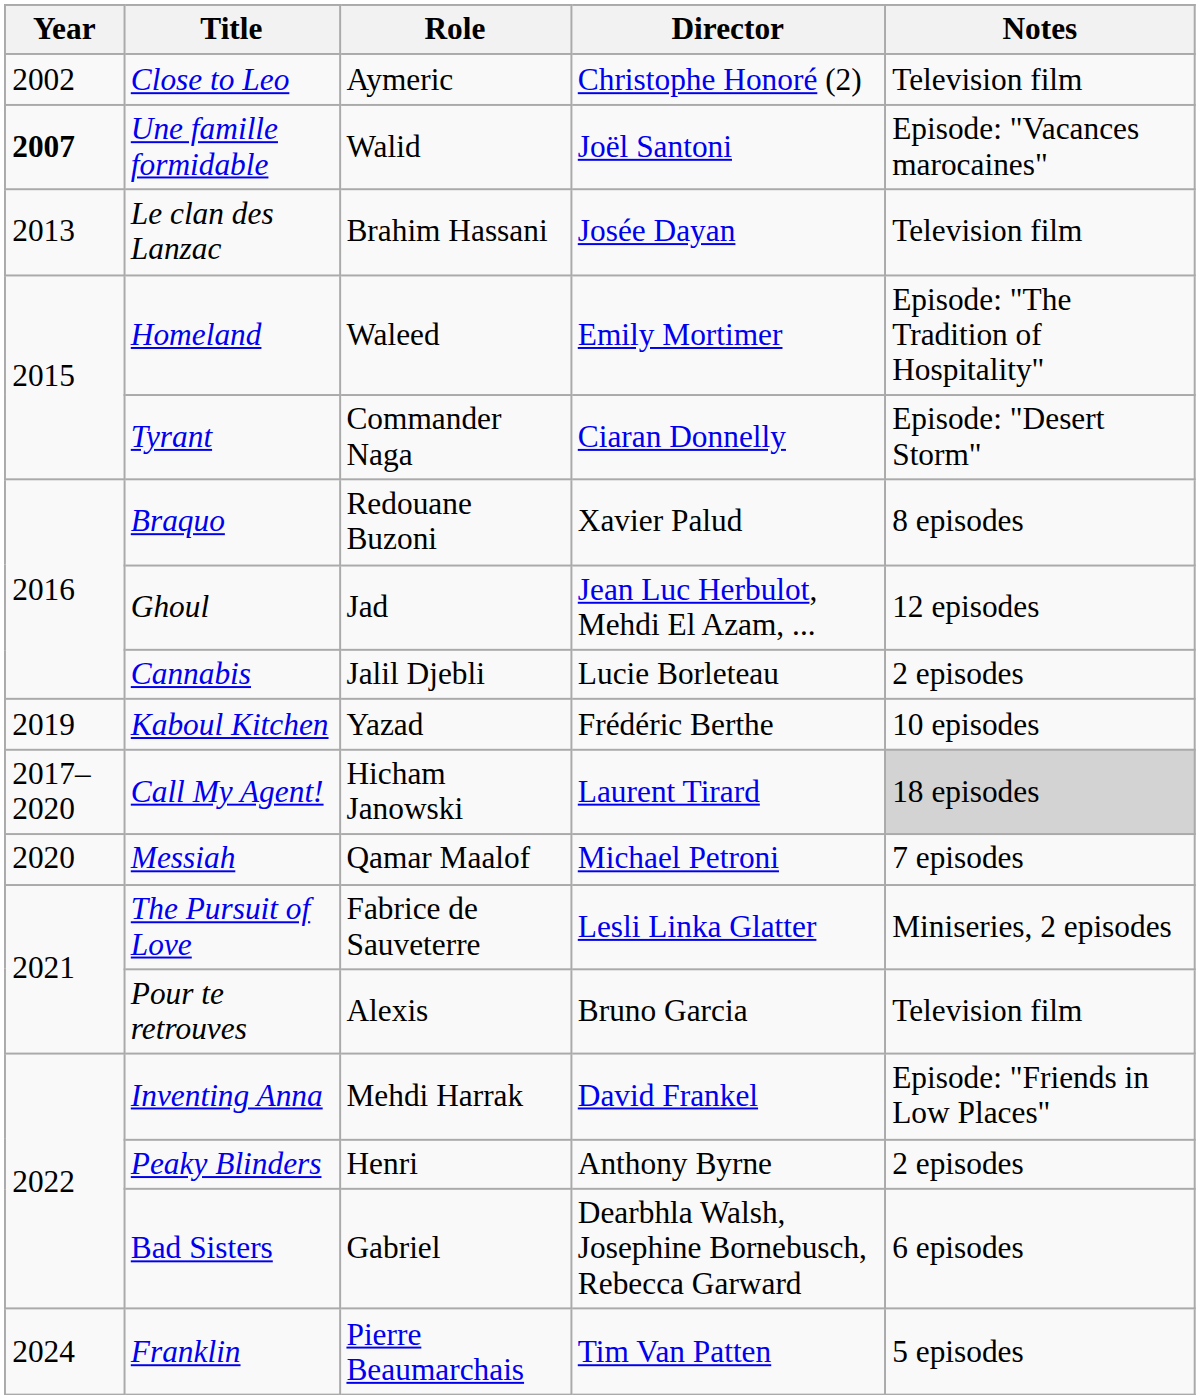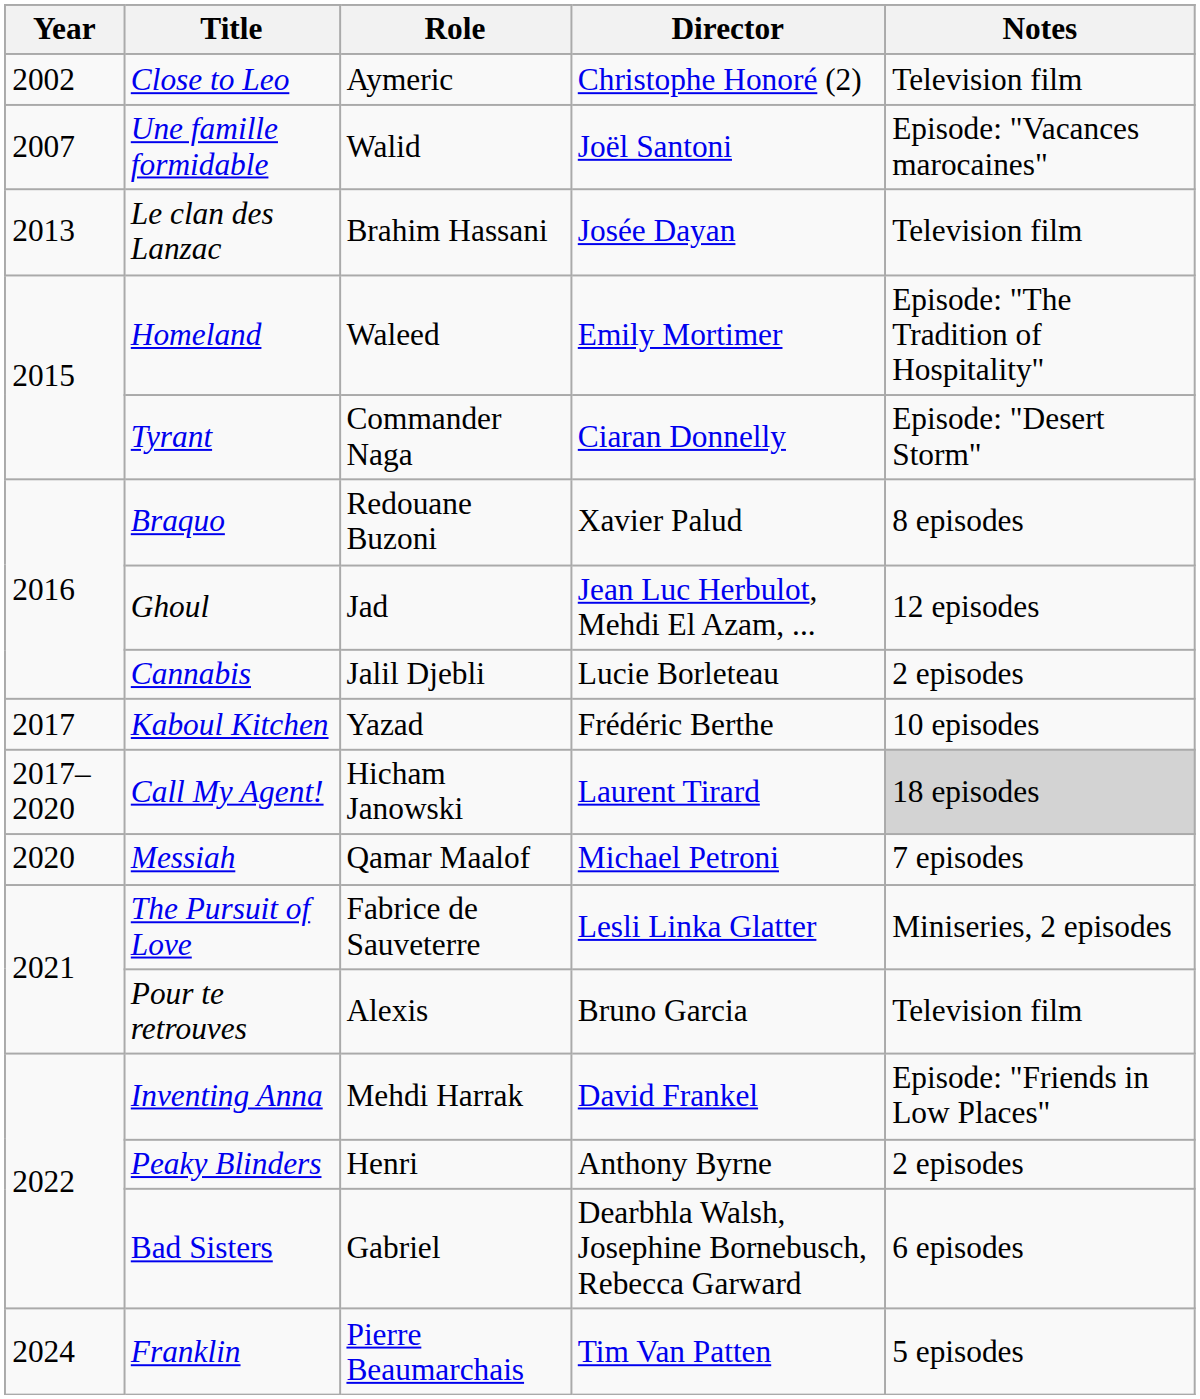(44, 146) bold -> (44, 146) normal
(44, 723) 2019 -> (44, 723) 2017
